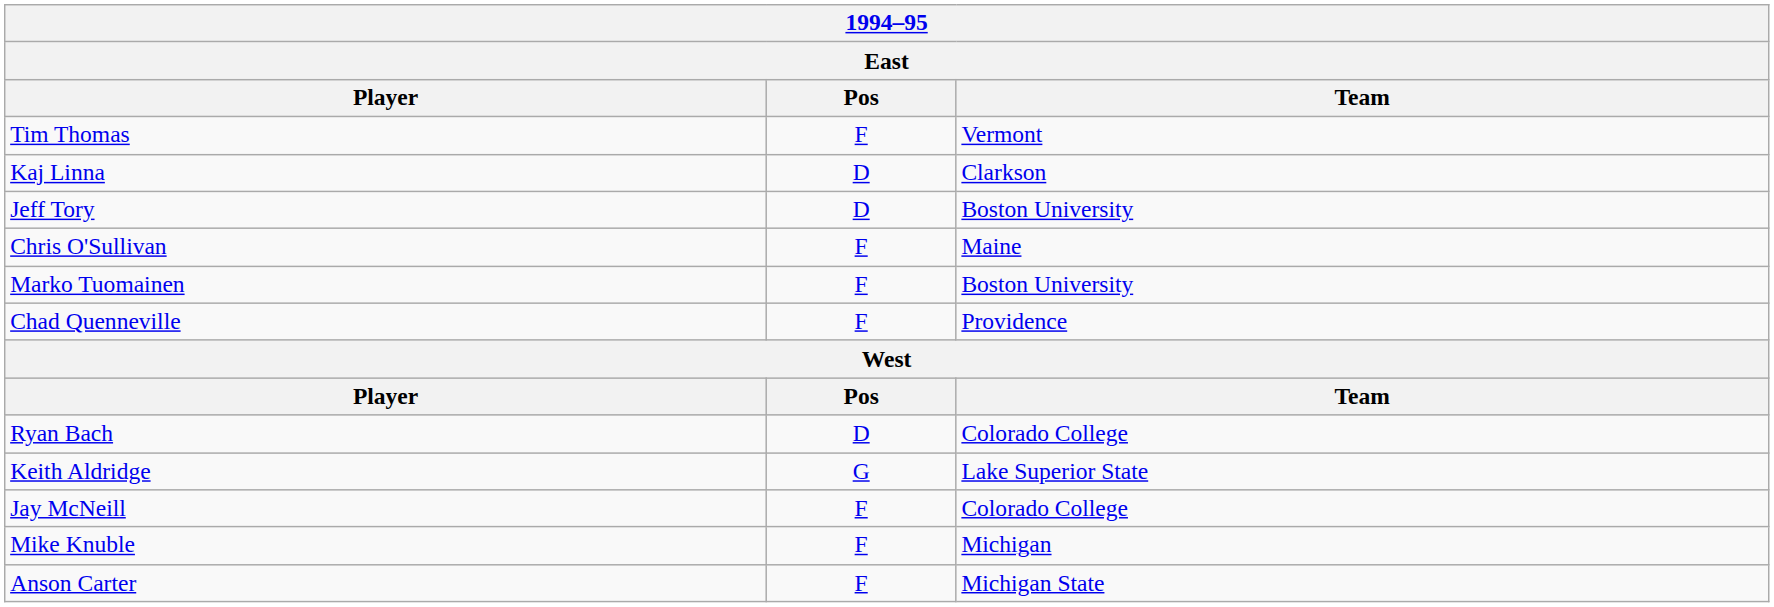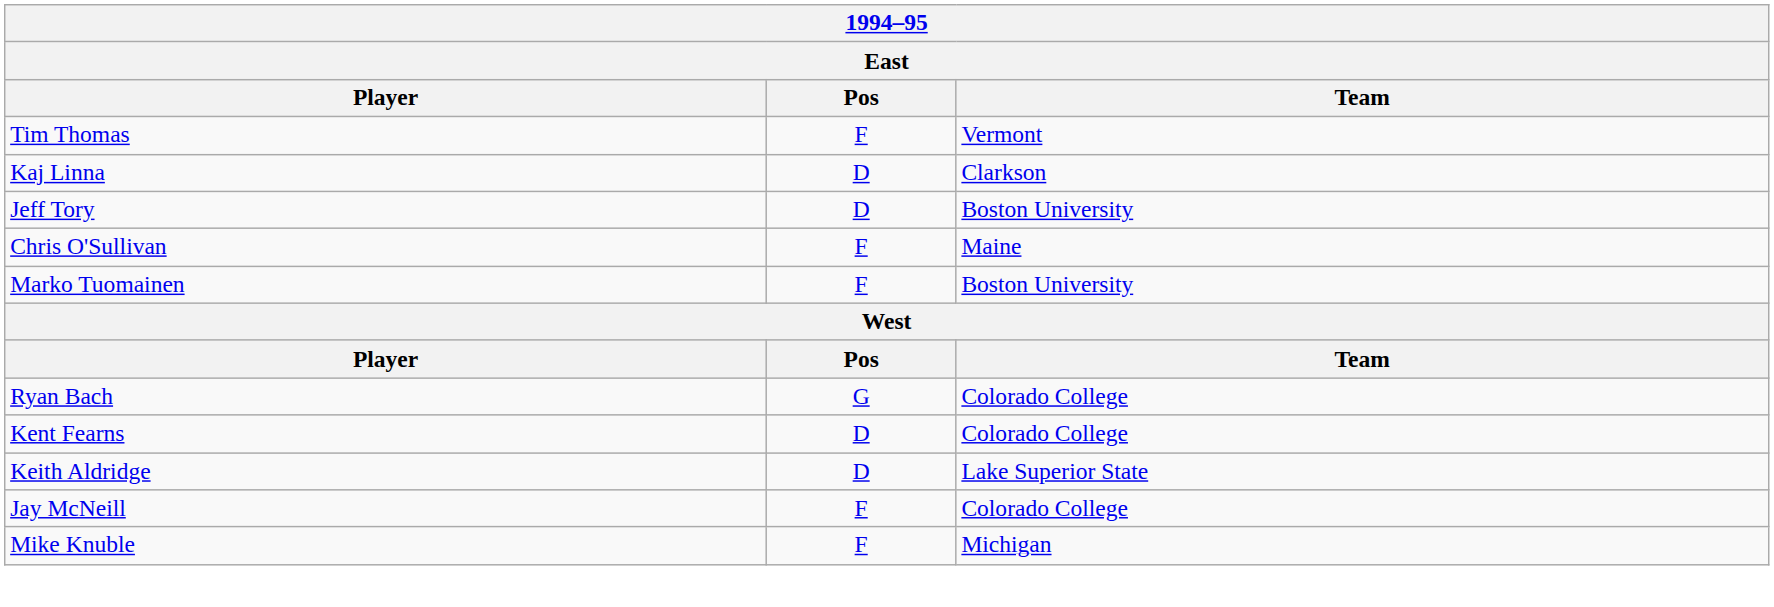- row: (95, 321)
(861, 433) D -> (861, 396) G
+ row: (67, 433)
(861, 470) G -> (861, 470) D
- row: (73, 582)
